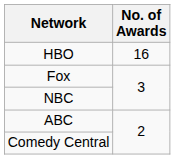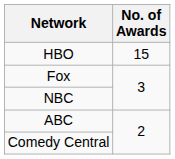(141, 53) 16 -> (141, 53) 15
